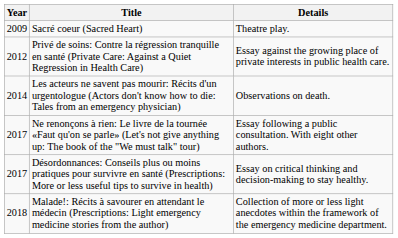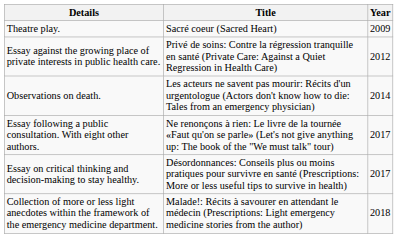columns swapped: (17, 12) <-> (313, 12)
